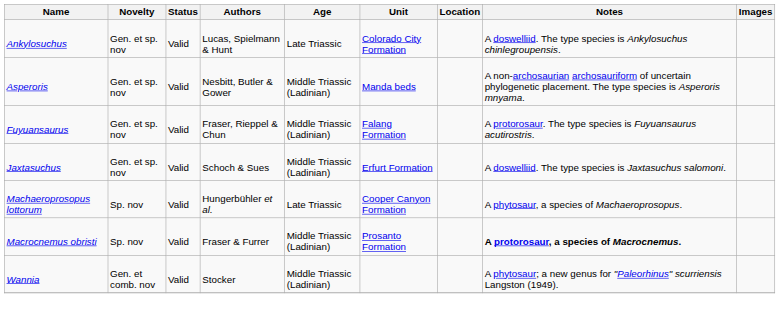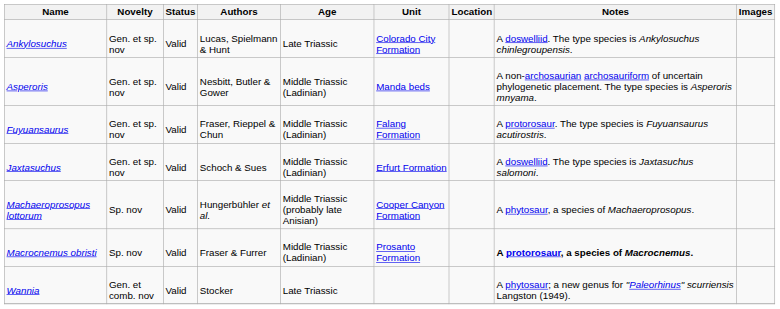(314, 204) Late Triassic -> (315, 210) Middle Triassic (probably late Anisian)
(319, 279) Middle Triassic (Ladinian) -> (310, 290) Late Triassic
